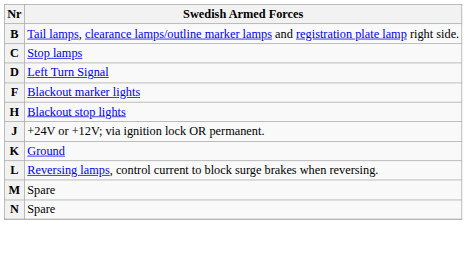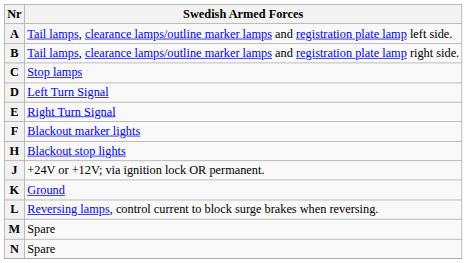+ row: (14, 33)
+ row: (14, 111)
